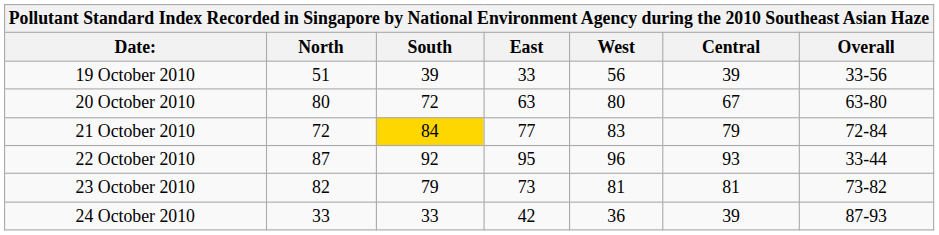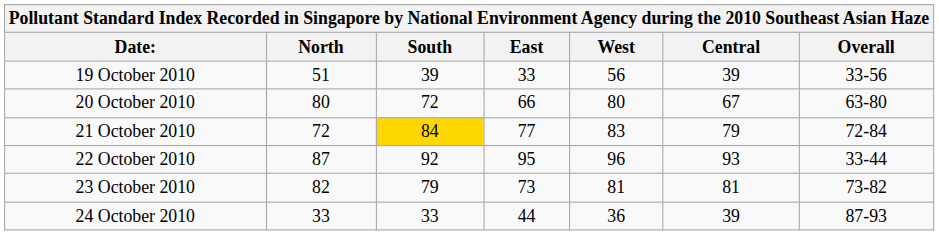(527, 103) 63 -> (527, 103) 66
(527, 215) 42 -> (527, 215) 44
